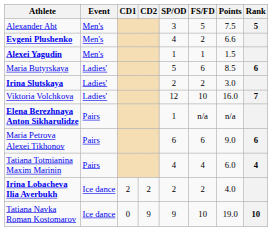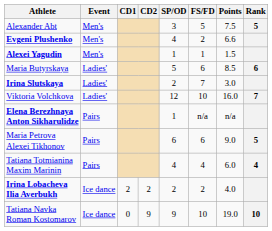(203, 83) 2 -> (203, 83) 7
(256, 141) 6 -> (256, 141) 5
